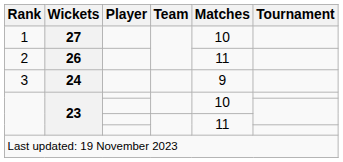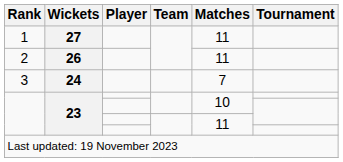(222, 37) 10 -> (222, 37) 11
(222, 80) 9 -> (222, 80) 7
